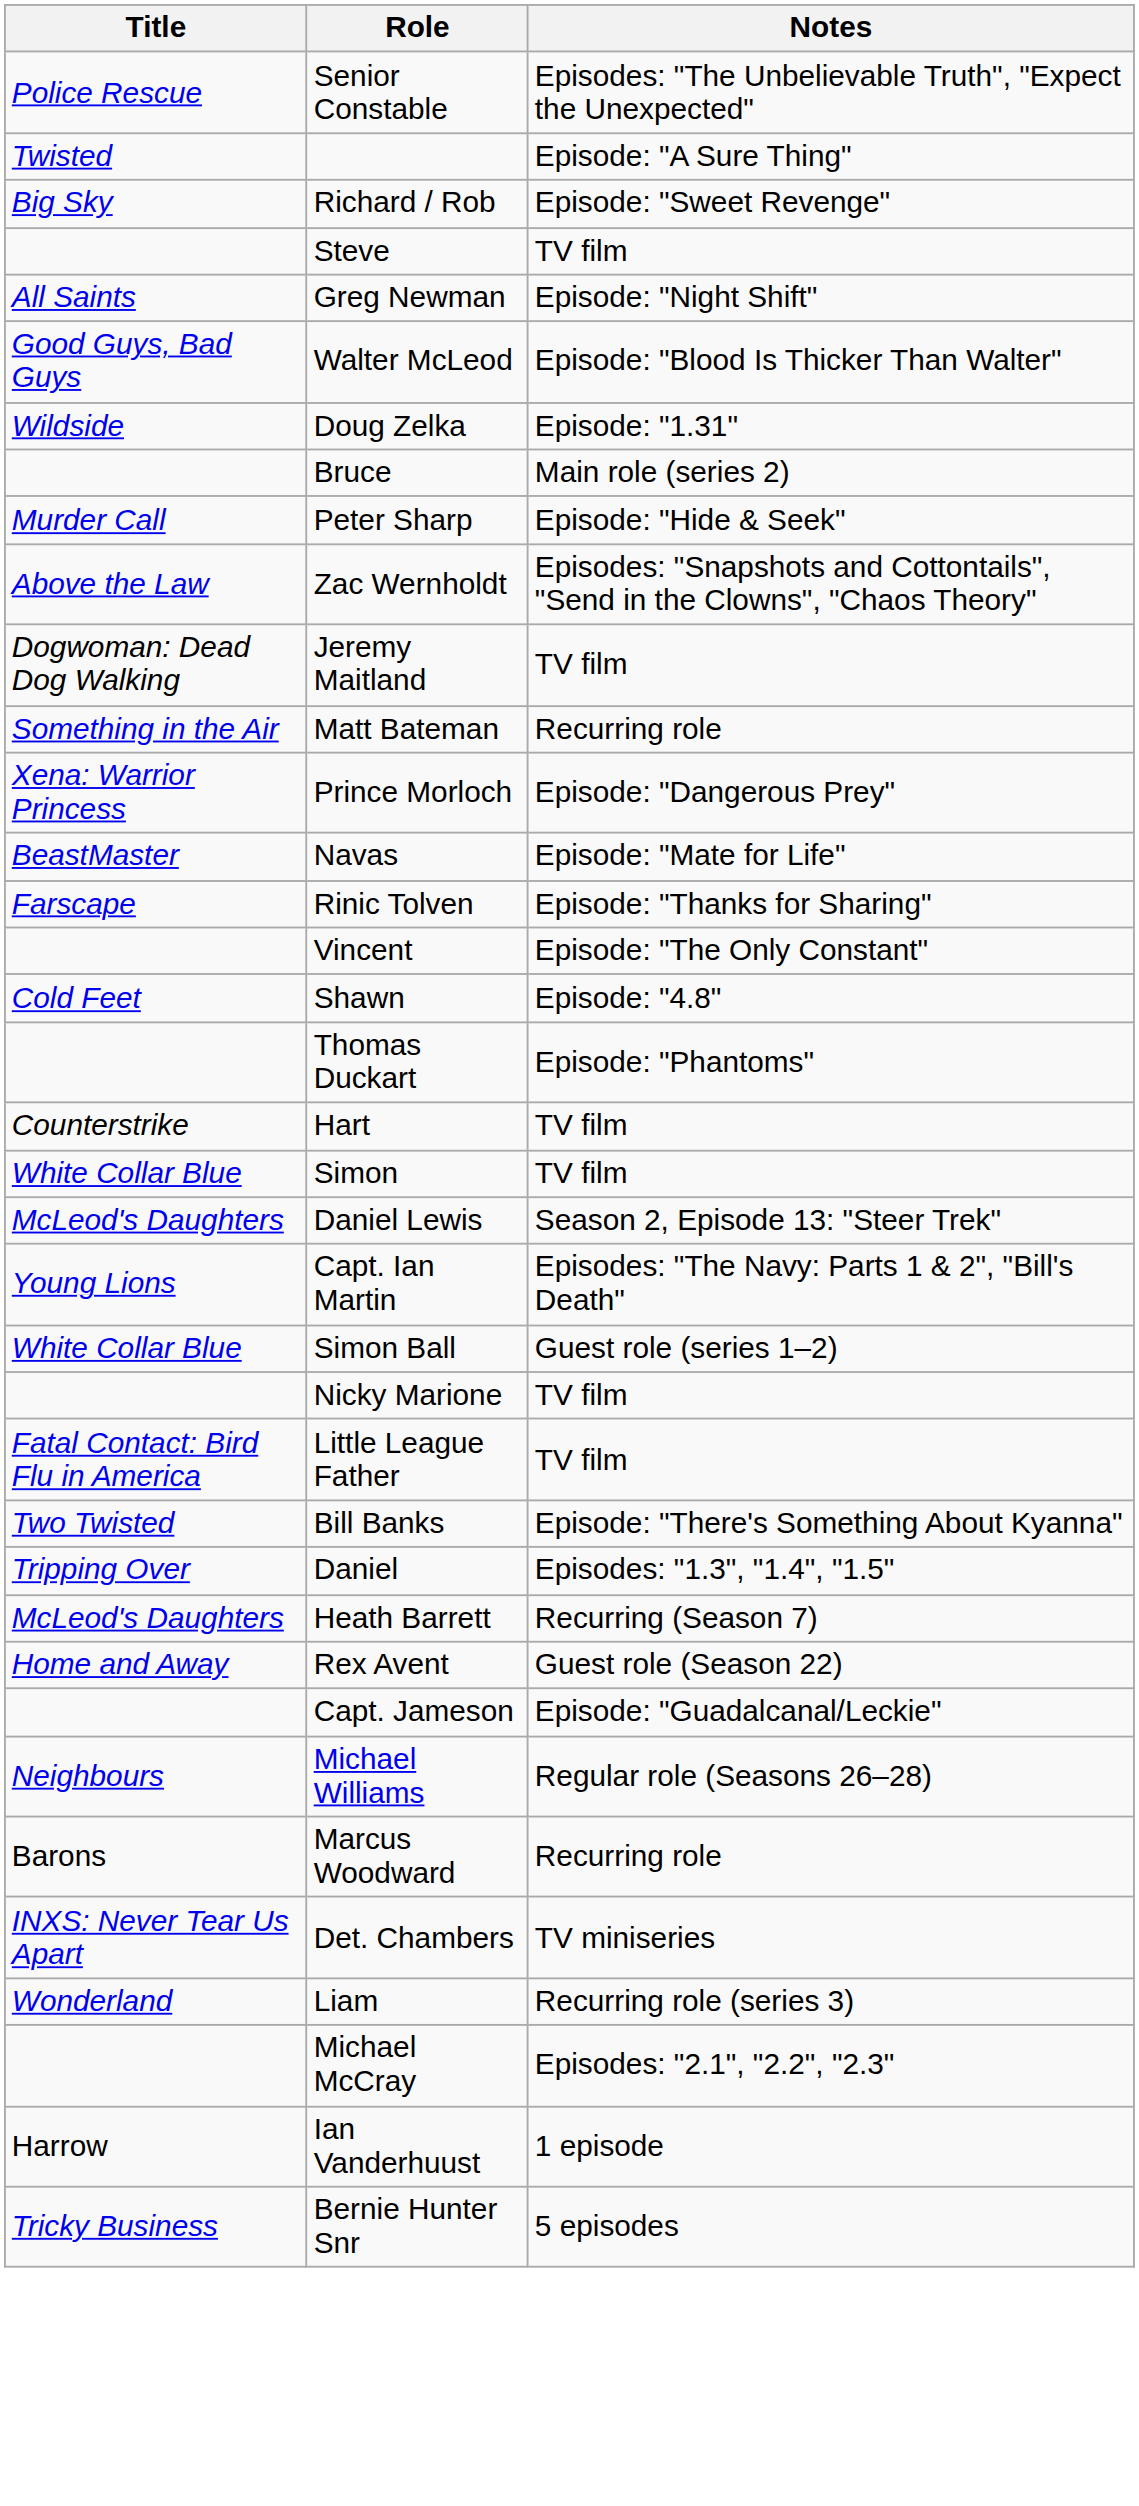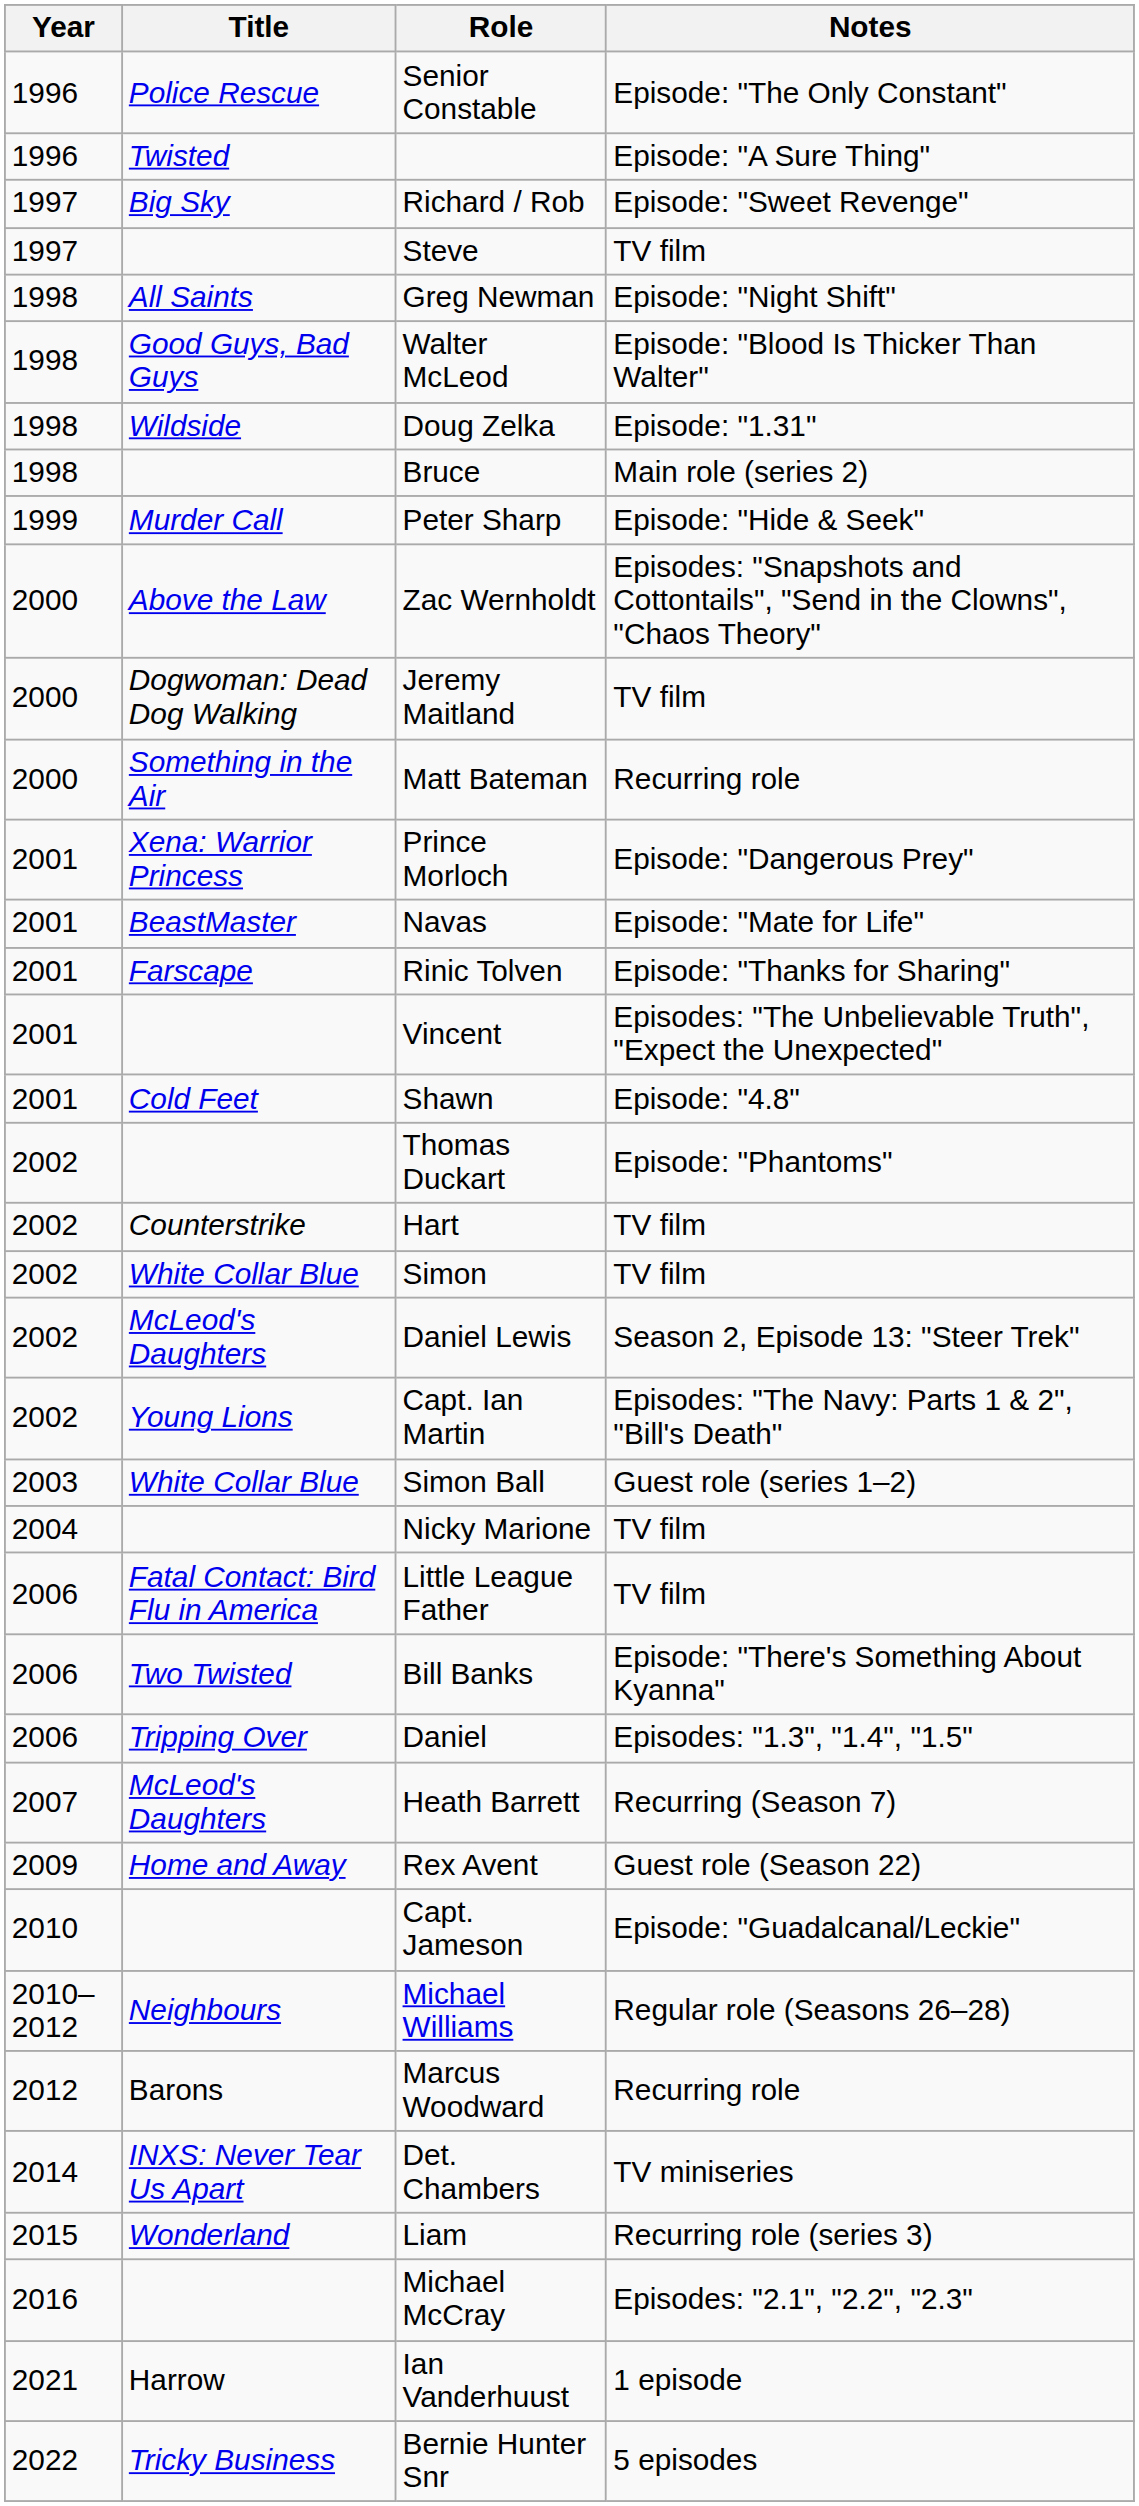+ column: (63, 28)
(828, 92) Episodes: "The Unbelievable Truth", "Expect the Unexpected" -> (810, 92) Episode: "The Only Constant"
(732, 950) Episode: "The Only Constant" -> (851, 1034) Episodes: "The Unbelievable Truth", "Expect the Unexpected"
